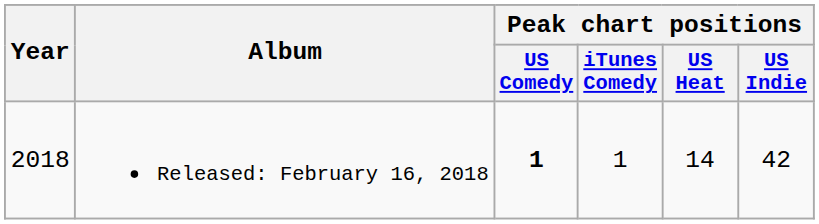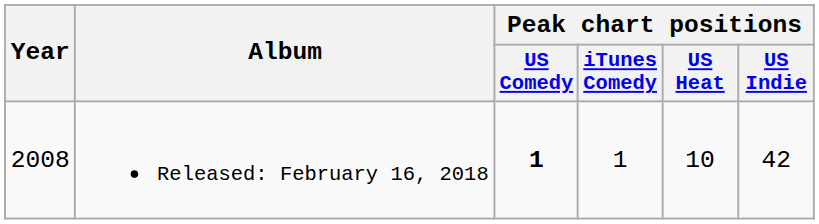(40, 159) 2018 -> (40, 159) 2008
(700, 159) 14 -> (700, 159) 10
